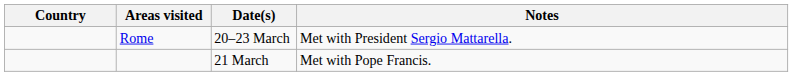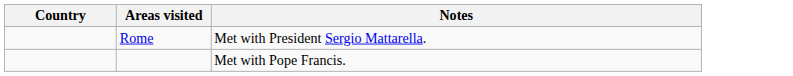- column: (254, 15)
